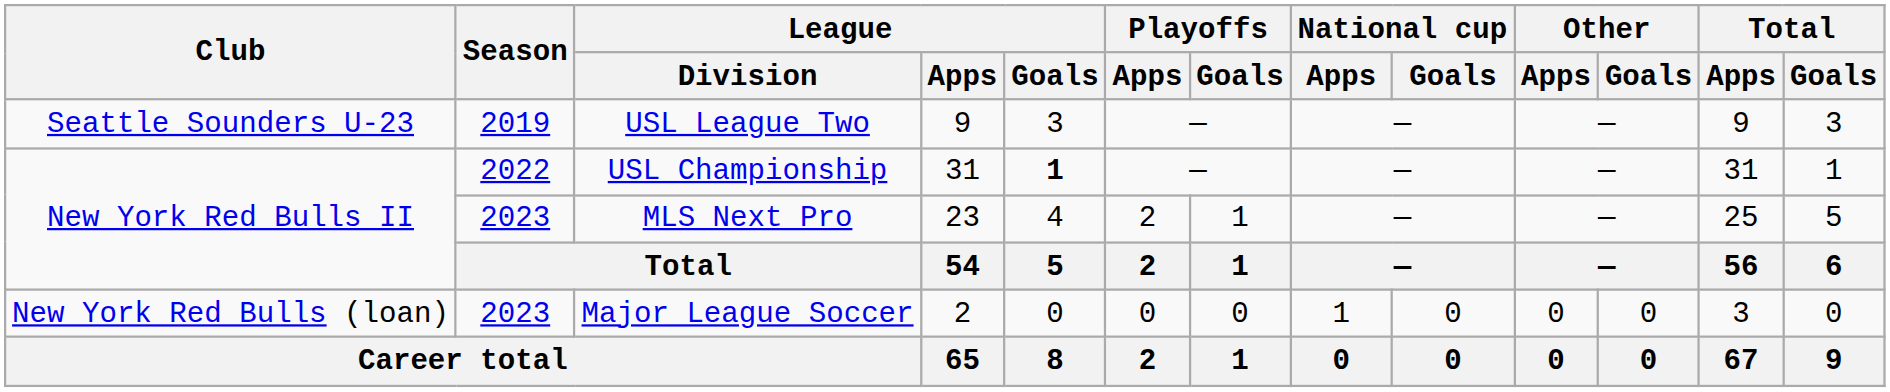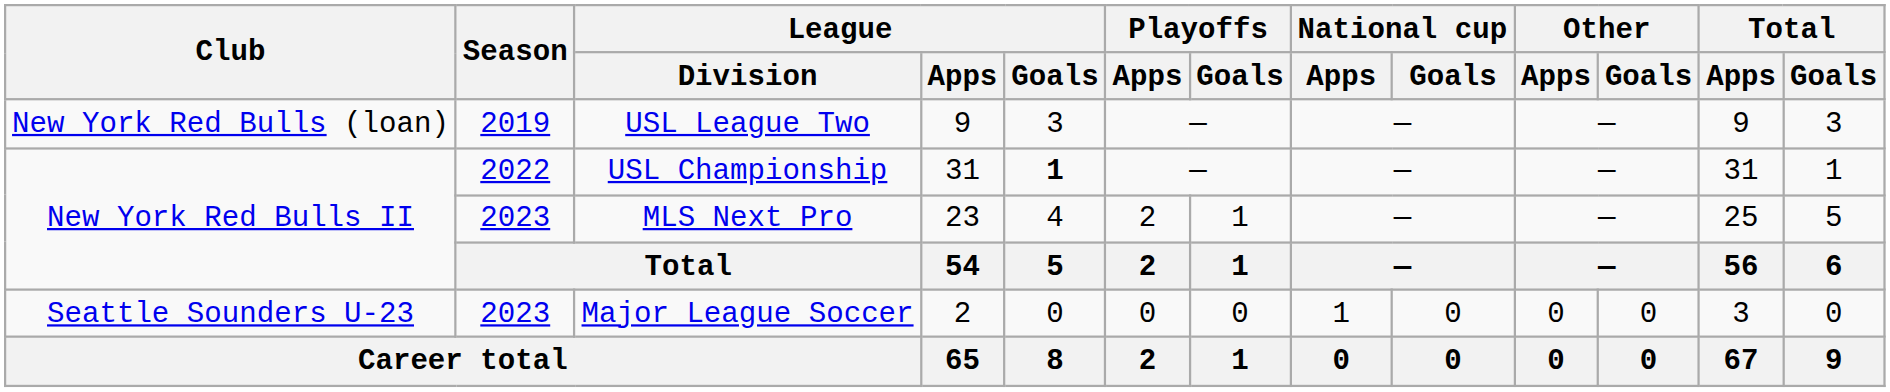(231, 124) Seattle Sounders U-23 -> (231, 124) New York Red Bulls (loan)
(231, 314) New York Red Bulls (loan) -> (231, 314) Seattle Sounders U-23
